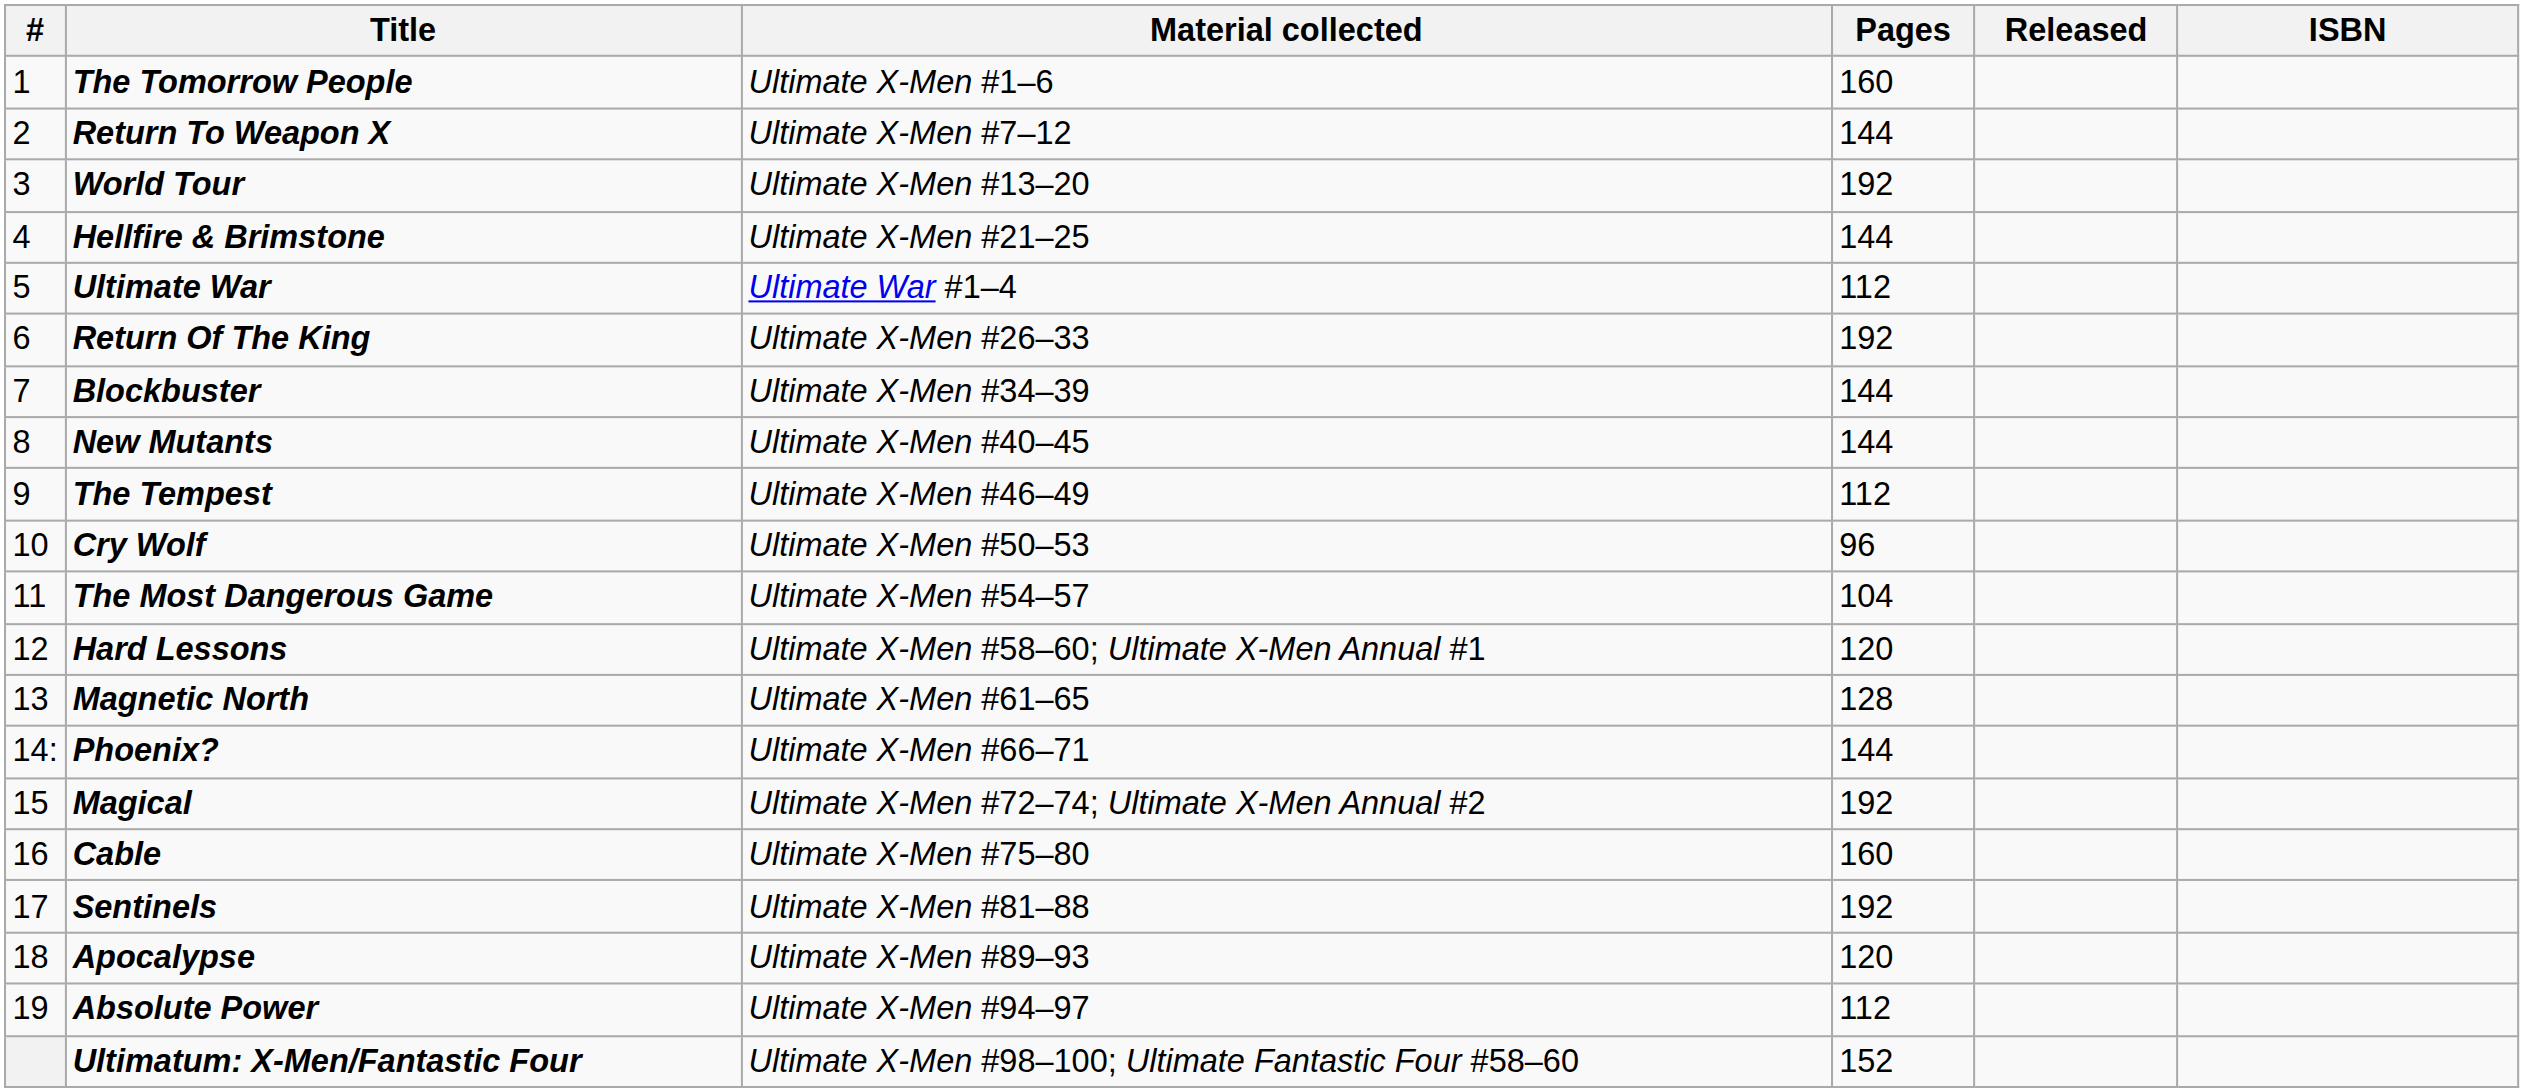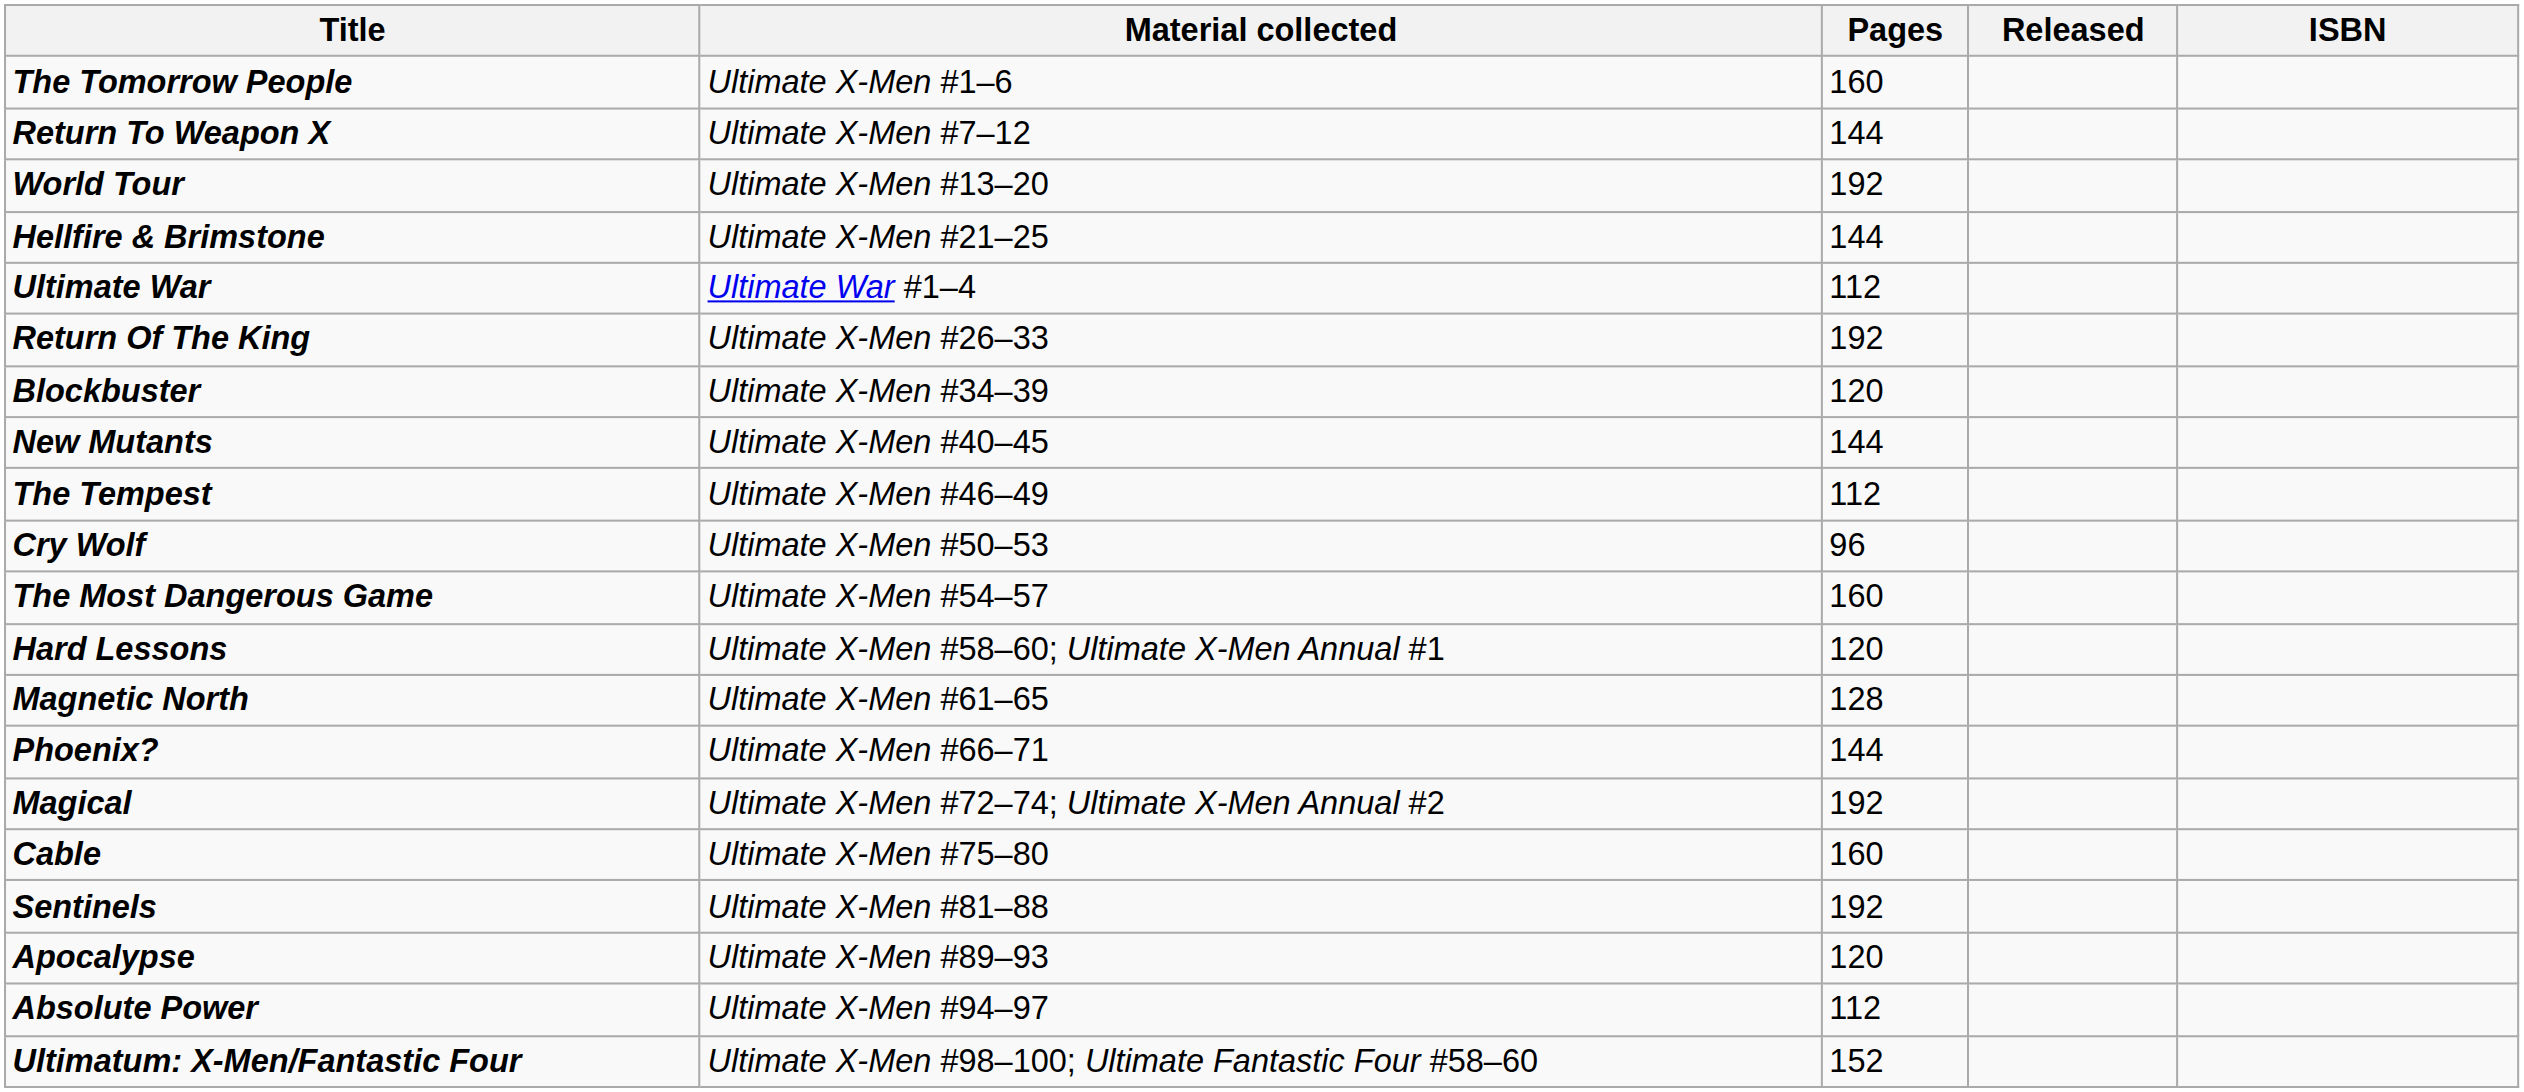- column: (35, 30)
(1866, 390) 144 -> (1856, 390) 120
(1866, 596) 104 -> (1856, 596) 160
